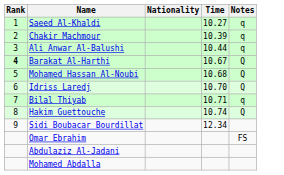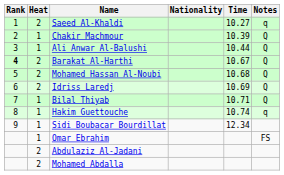+ column: (39, 11)
(243, 37) q -> (265, 37) Q
(243, 49) q -> (265, 49) Q
(215, 88) 10.70 -> (238, 88) 10.69
(243, 100) q -> (265, 100) Q
(243, 113) Q -> (265, 113) q
